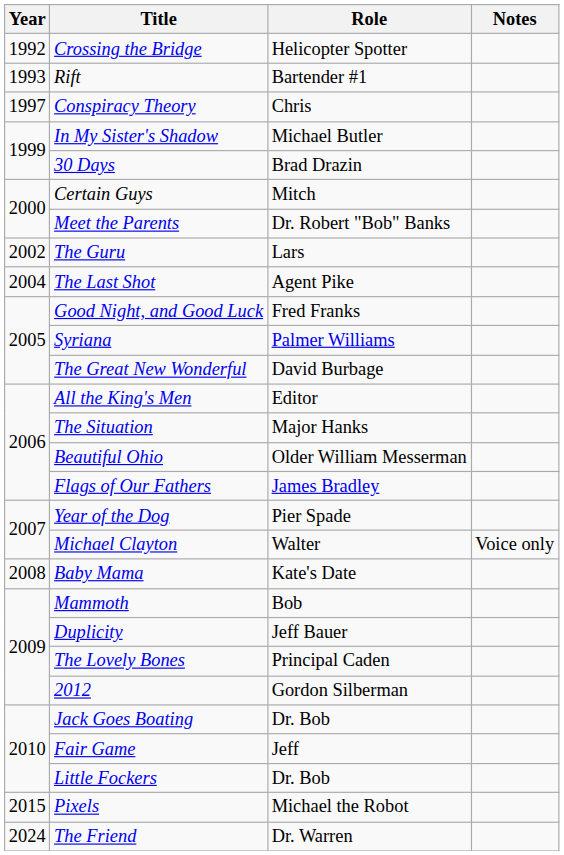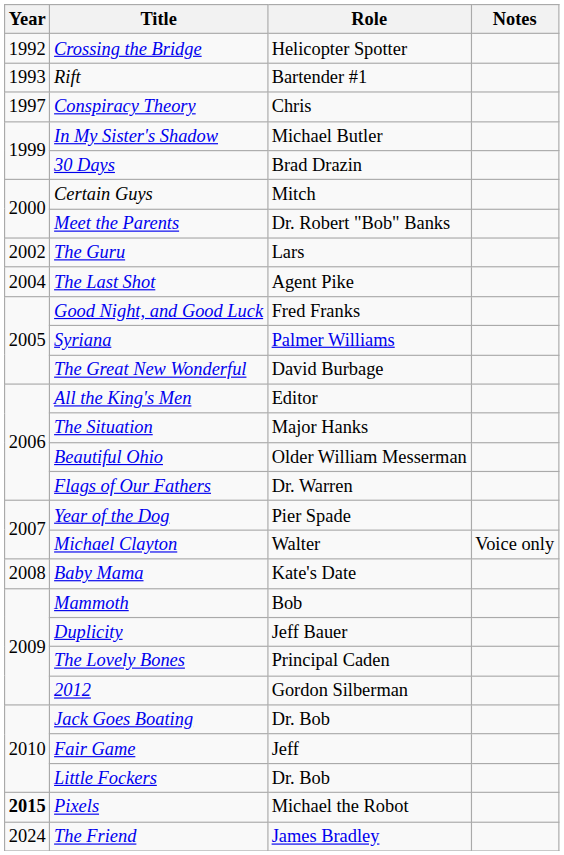(326, 485) James Bradley -> (312, 485) Dr. Warren
(27, 806) normal -> (27, 806) bold
(312, 836) Dr. Warren -> (326, 836) James Bradley
